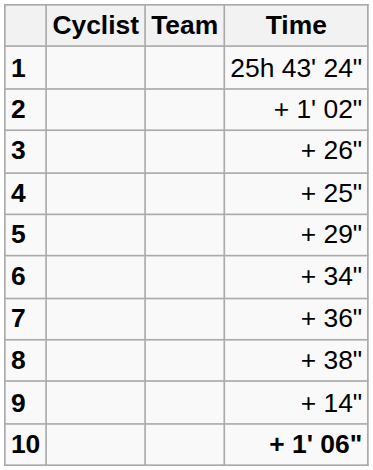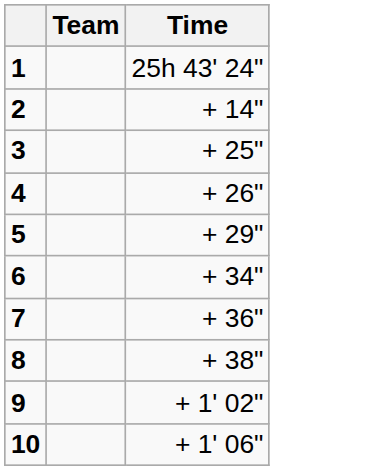- column: (96, 25)
(318, 109) + 1' 02" -> (233, 109) + 14"
(331, 151) + 26" -> (233, 151) + 25"
(331, 192) + 25" -> (233, 192) + 26"
(331, 402) + 14" -> (219, 402) + 1' 02"
(316, 444) bold -> (219, 444) normal
